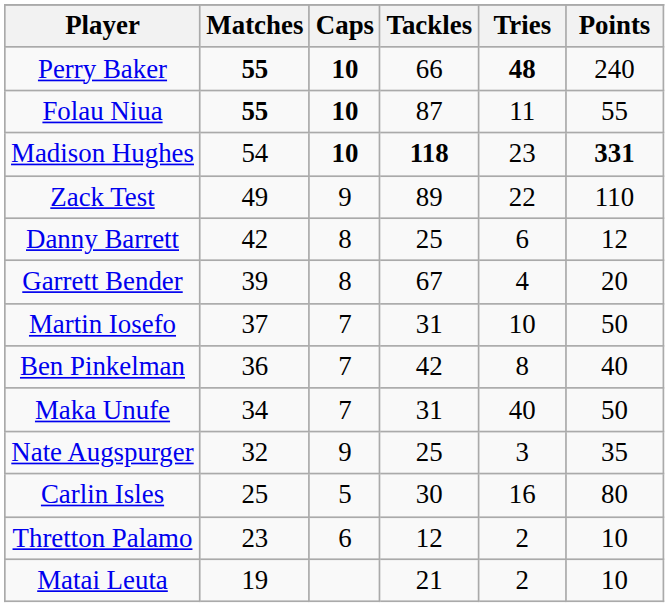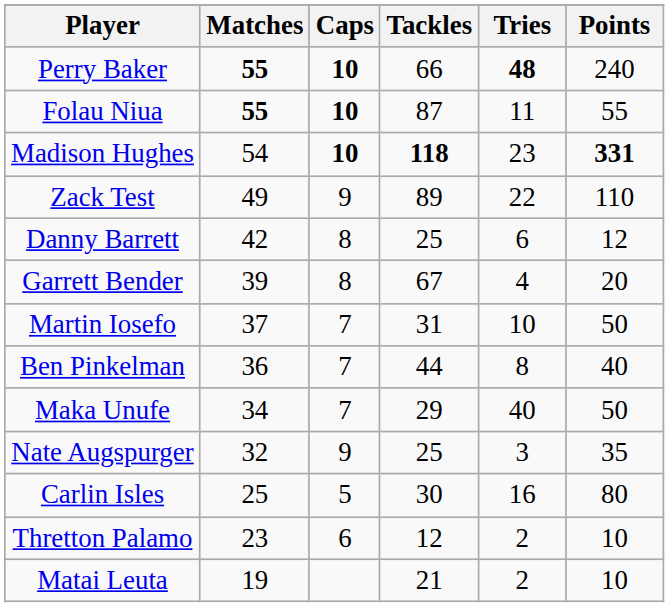(429, 366) 42 -> (429, 366) 44
(429, 409) 31 -> (429, 409) 29
